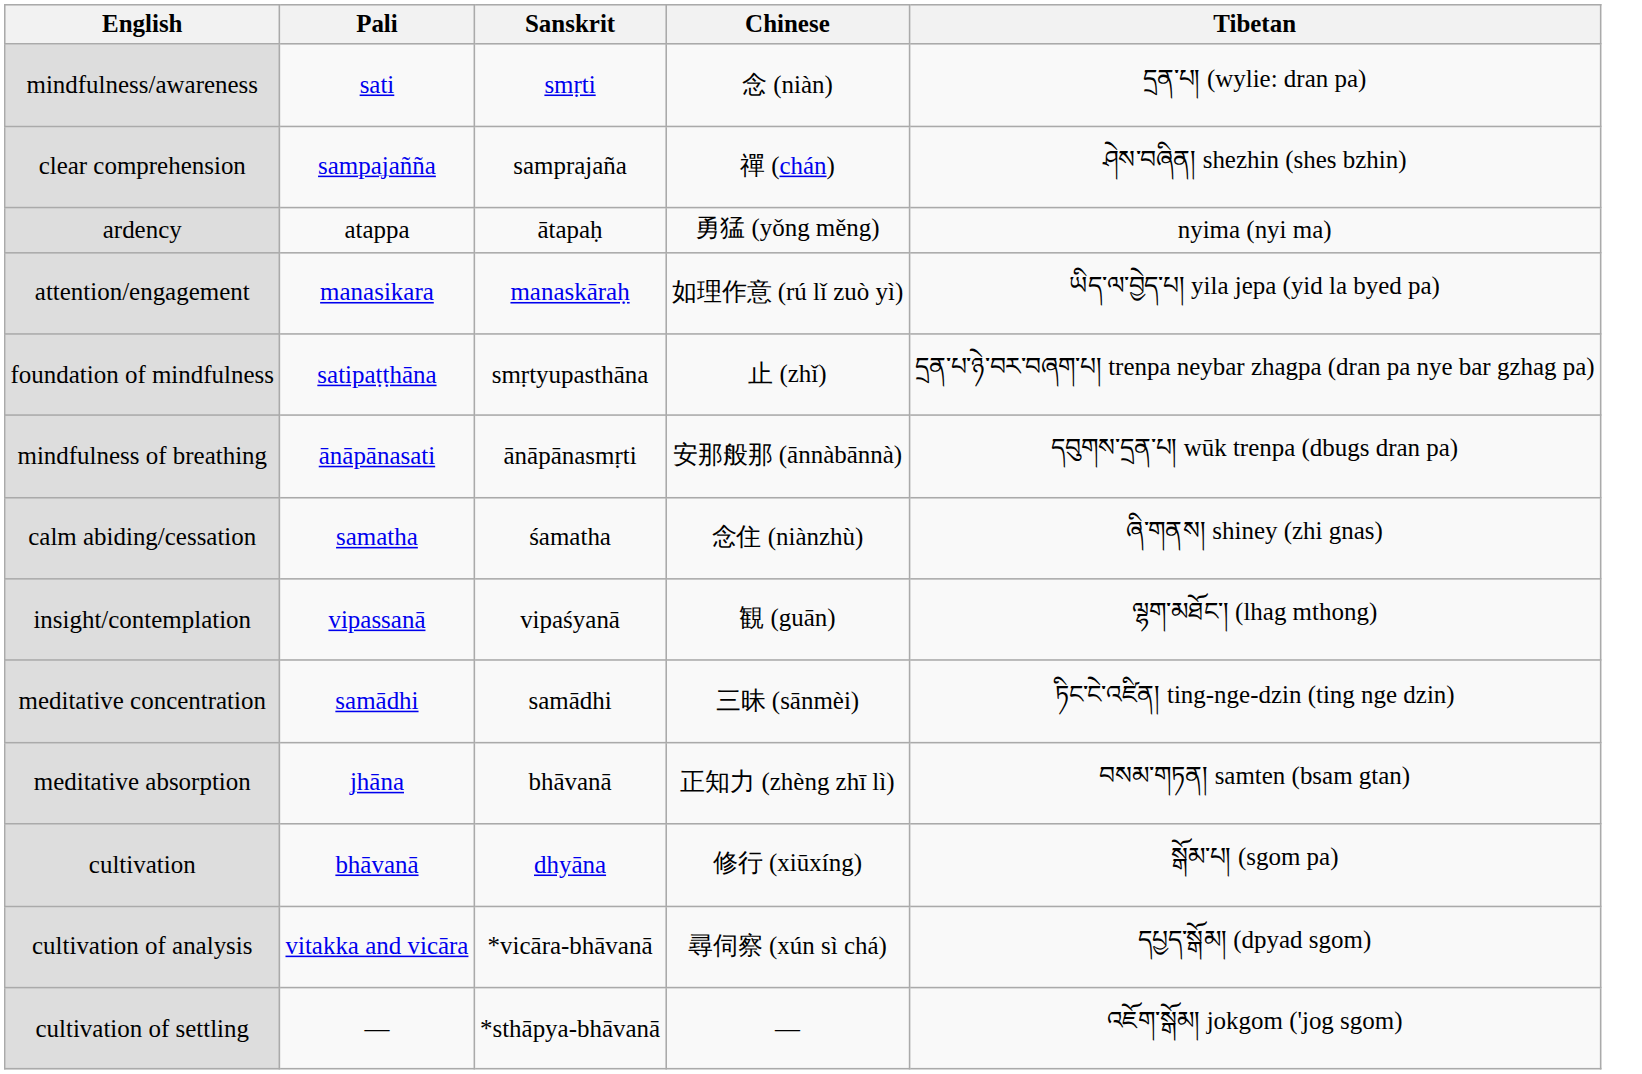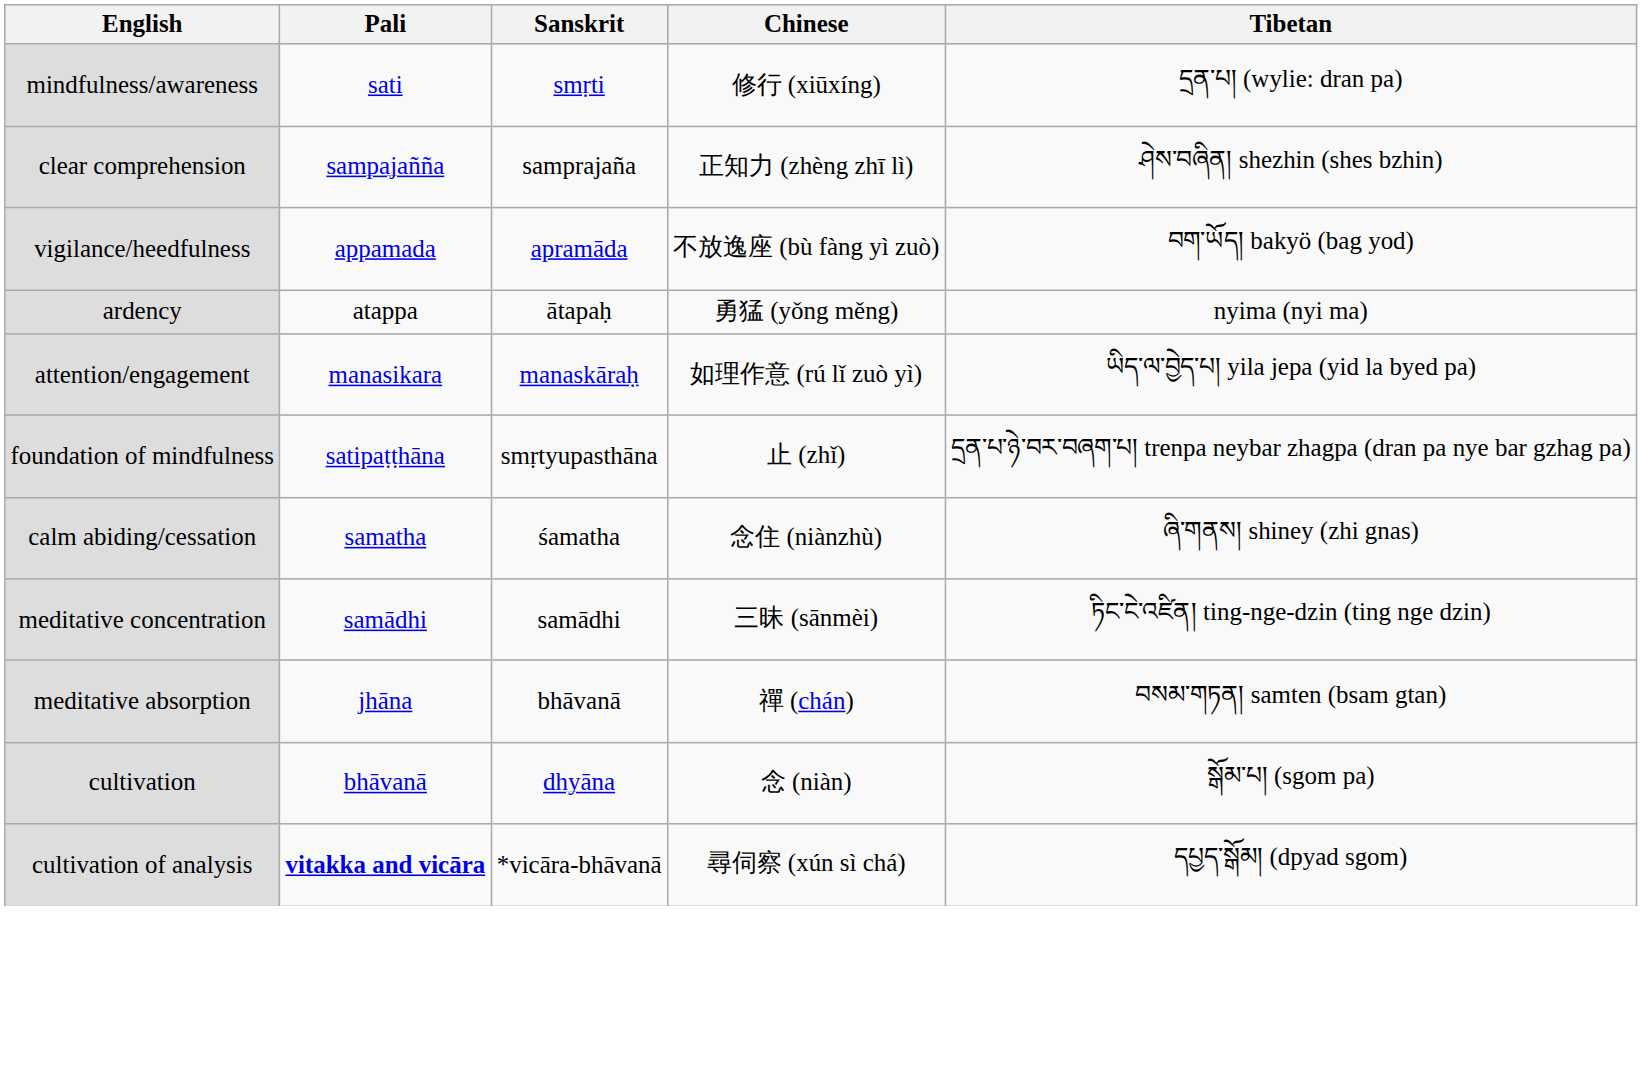(787, 84) 念 (niàn) -> (806, 84) 修行 (xiūxíng)
(787, 165) 禪 (chán) -> (806, 165) 正知力 (zhèng zhī lì)
+ row: (142, 248)
- row: (142, 456)
- row: (142, 619)
(787, 782) 正知力 (zhèng zhī lì) -> (806, 700) 禪 (chán)
(787, 863) 修行 (xiūxíng) -> (806, 782) 念 (niàn)
(377, 946) normal -> (385, 864) bold
- row: (142, 1027)
